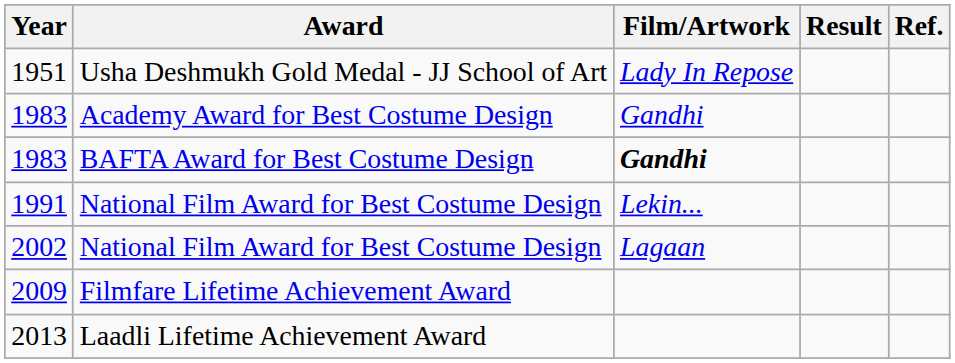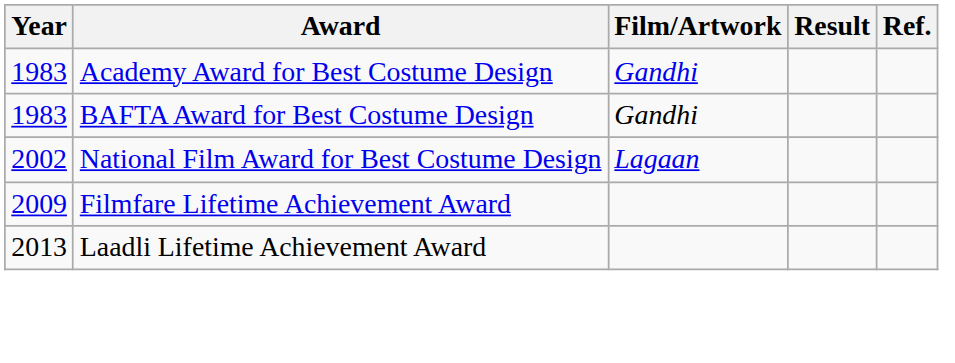- row: (39, 70)
(663, 159) bold -> (656, 114) normal
- row: (39, 203)
